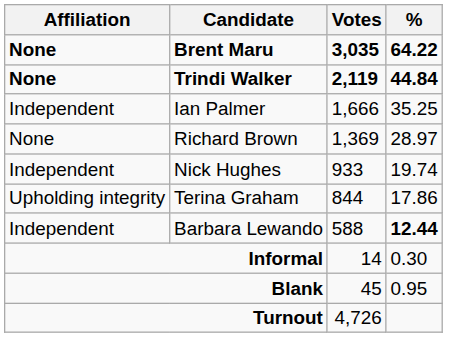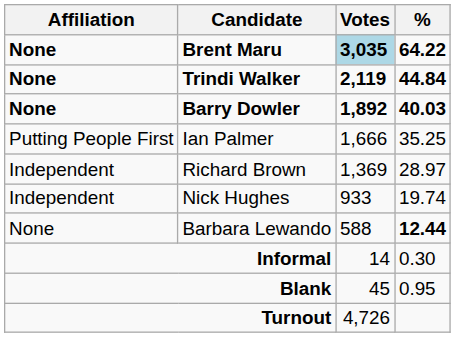(355, 50) no background -> (364, 50) lightblue background
+ row: (241, 109)
(61, 109) Independent -> (91, 139) Putting People First
(32, 139) None -> (61, 169) Independent
- row: (236, 199)
(61, 229) Independent -> (32, 229) None
